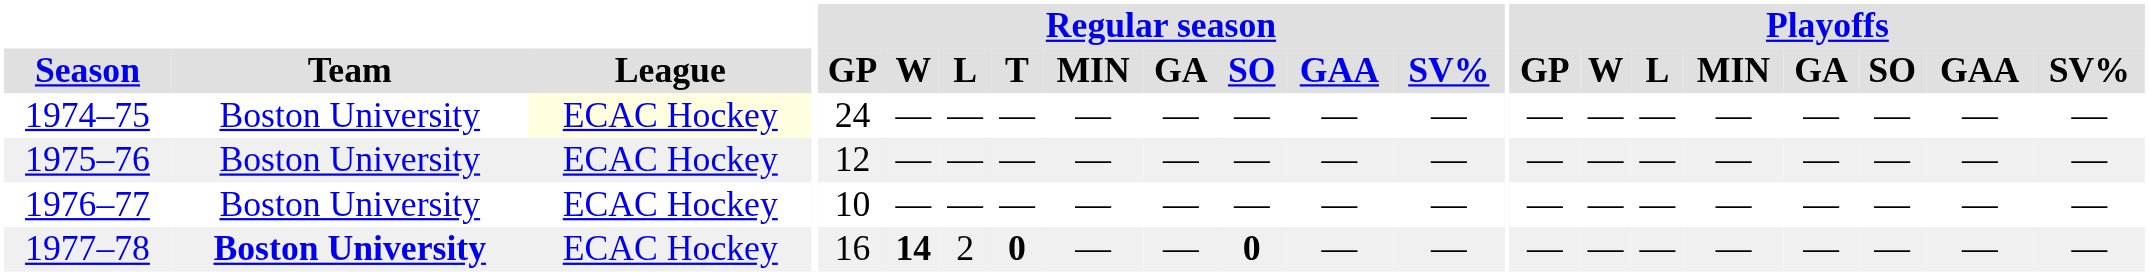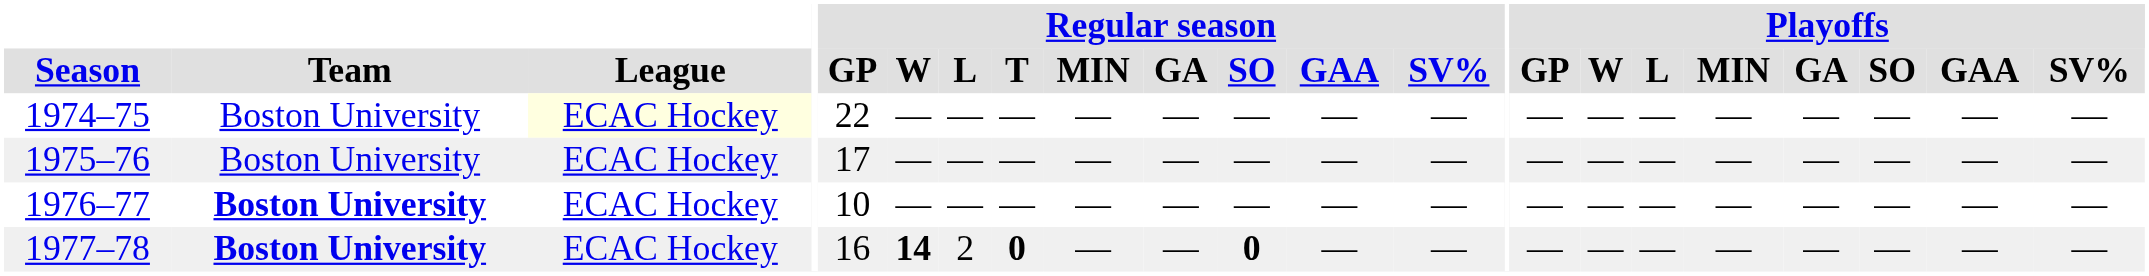(853, 114) 24 -> (853, 114) 22
(853, 159) 12 -> (853, 159) 17
(350, 204) normal -> (350, 204) bold
